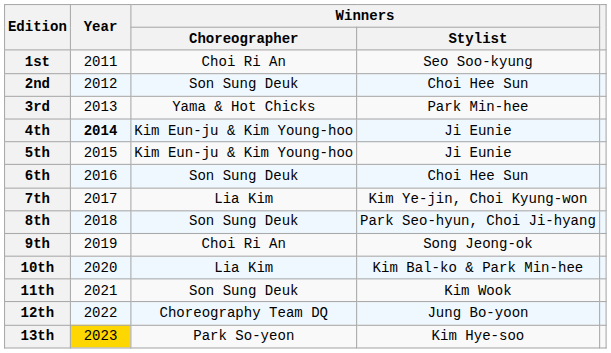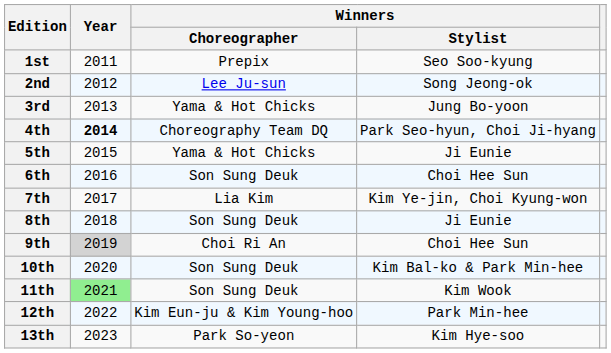(244, 62) Choi Ri An -> (244, 62) Prepix
(244, 85) Son Sung Deuk -> (244, 85) Lee Ju-sun
(478, 85) Choi Hee Sun -> (478, 85) Song Jeong-ok
(478, 108) Park Min-hee -> (478, 108) Jung Bo-yoon
(244, 130) Kim Eun-ju & Kim Young-hoo -> (244, 130) Choreography Team DQ
(478, 130) Ji Eunie -> (478, 130) Park Seo-hyun, Choi Ji-hyang
(244, 153) Kim Eun-ju & Kim Young-hoo -> (244, 153) Yama & Hot Chicks
(478, 222) Park Seo-hyun, Choi Ji-hyang -> (478, 222) Ji Eunie
(101, 245) no background -> (101, 245) lightgrey background
(478, 245) Song Jeong-ok -> (478, 245) Choi Hee Sun
(244, 268) Lia Kim -> (244, 268) Son Sung Deuk
(101, 291) no background -> (101, 291) lightgreen background
(244, 313) Choreography Team DQ -> (244, 313) Kim Eun-ju & Kim Young-hoo
(478, 313) Jung Bo-yoon -> (478, 313) Park Min-hee
(101, 336) gold background -> (101, 336) no background
